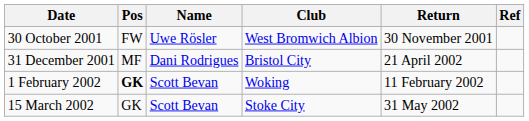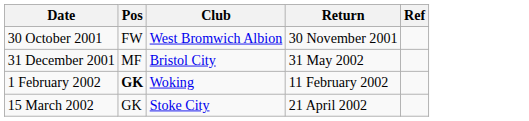- column: (194, 15)
(423, 60) 21 April 2002 -> (326, 60) 31 May 2002
(422, 104) 31 May 2002 -> (328, 104) 21 April 2002
